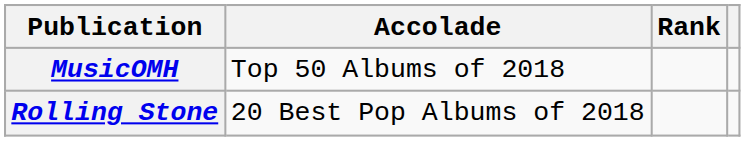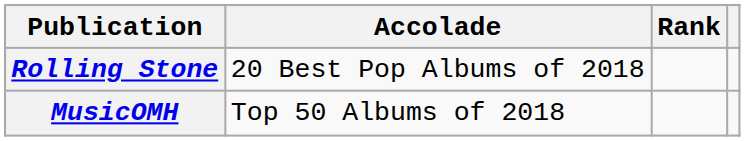rows swapped: (115, 70) <-> (115, 113)
